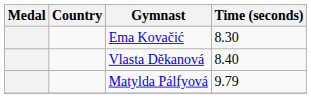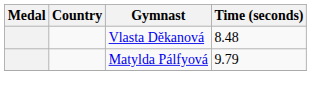- row: (146, 37)
(227, 59) 8.40 -> (227, 37) 8.48
